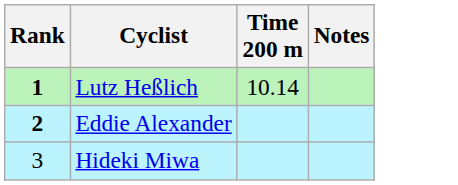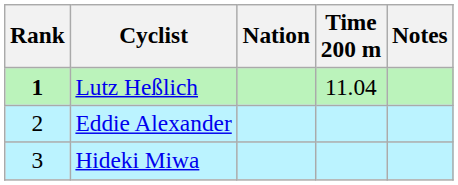+ column: (276, 36)
(273, 86) 10.14 -> (351, 86) 11.04
(37, 123) bold -> (37, 123) normal
